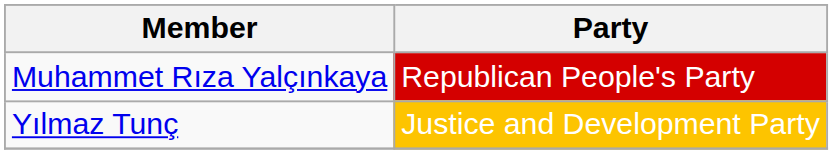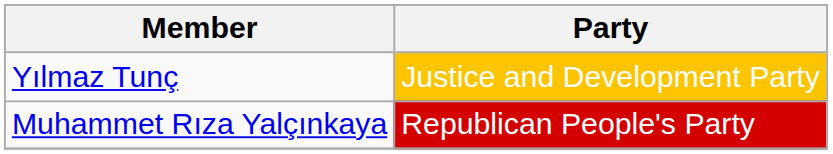rows swapped: (95, 124) <-> (200, 76)
